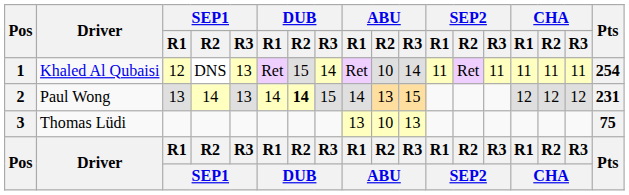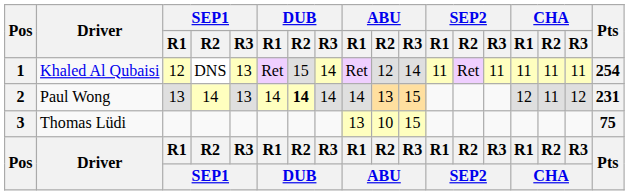(385, 70) 10 -> (385, 70) 12
(328, 96) 15 -> (328, 96) 14
(551, 96) 12 -> (551, 96) 11
(412, 123) 13 -> (412, 123) 15
